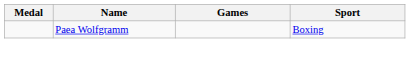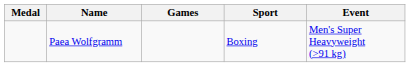+ column: (356, 12)
